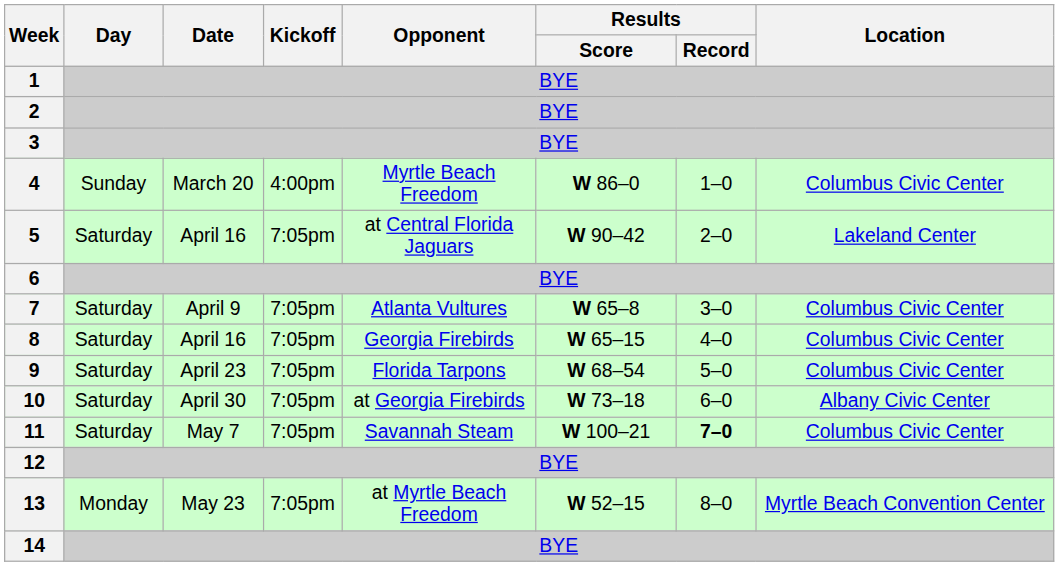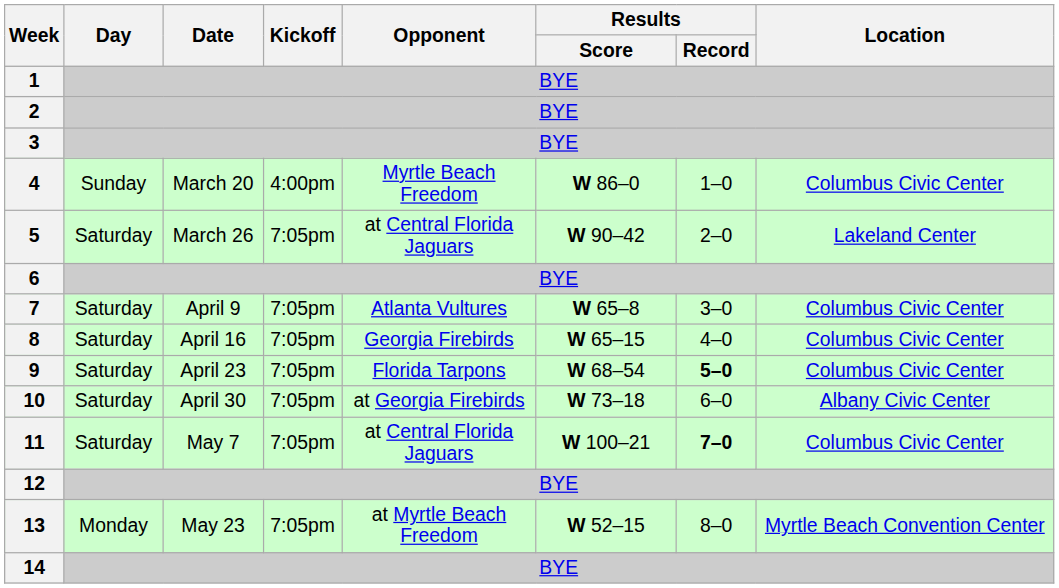(213, 236) April 16 -> (213, 236) March 26
(716, 370) normal -> (716, 370) bold
(439, 431) Savannah Steam -> (439, 442) at Central Florida Jaguars
